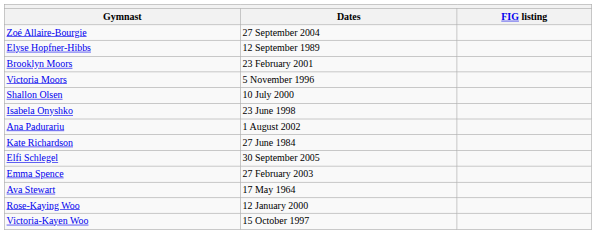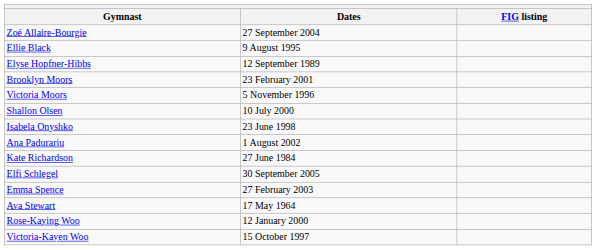+ row: (29, 48)
